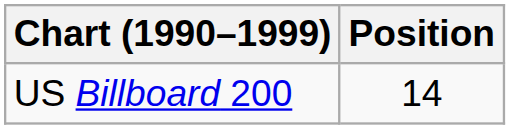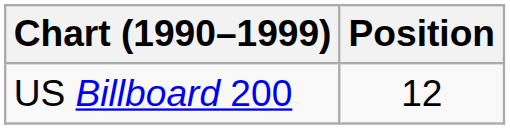(422, 92) 14 -> (422, 92) 12
